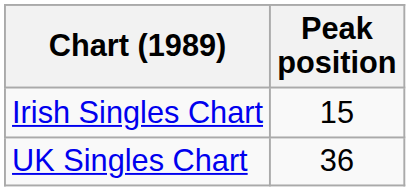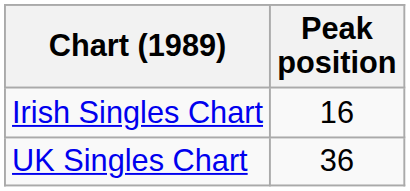(337, 112) 15 -> (337, 112) 16
